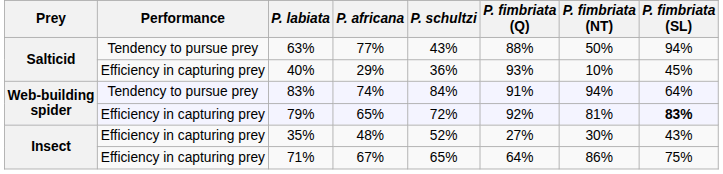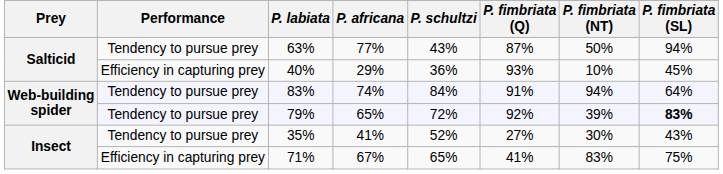(520, 48) 88% -> (520, 48) 87%
(183, 114) Efficiency in capturing prey -> (183, 114) Tendency to pursue prey
(599, 114) 81% -> (599, 114) 39%
(183, 136) Efficiency in capturing prey -> (183, 136) Tendency to pursue prey
(370, 136) 48% -> (370, 136) 41%
(520, 157) 64% -> (520, 157) 41%
(599, 157) 86% -> (599, 157) 83%
